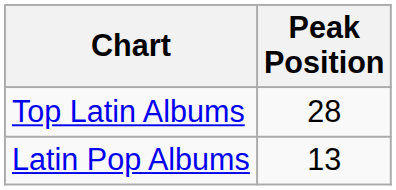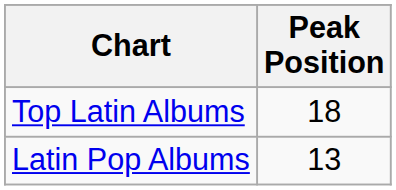(324, 111) 28 -> (324, 111) 18
